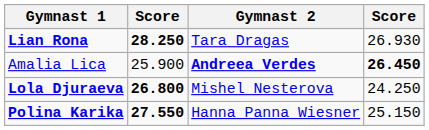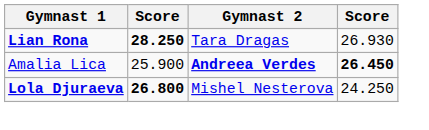- row: (66, 113)
